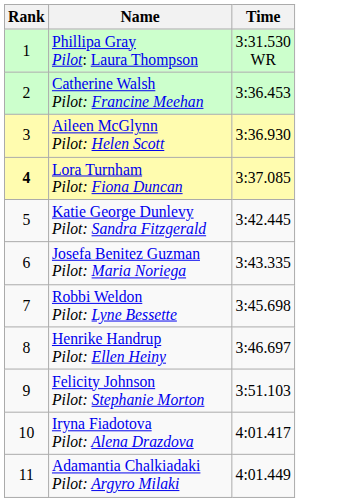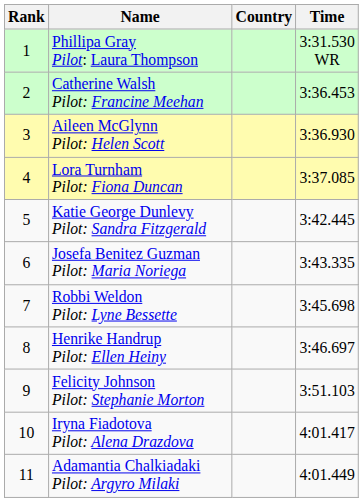+ column: (264, 16)
(26, 178) bold -> (26, 178) normal
